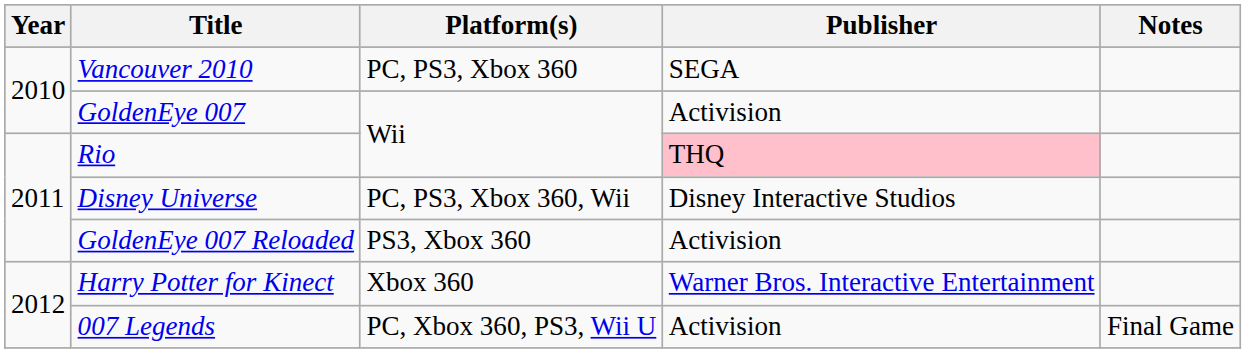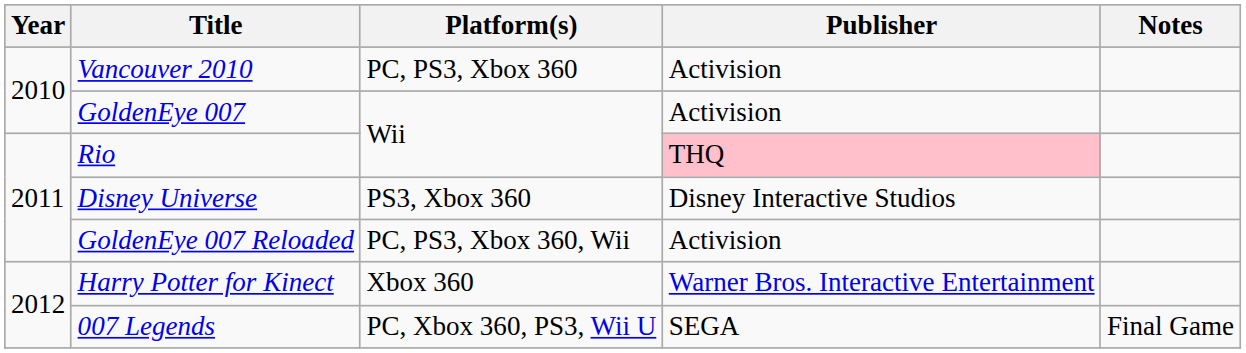(704, 68) SEGA -> (725, 68) Activision
(498, 197) PC, PS3, Xbox 360, Wii -> (449, 197) PS3, Xbox 360
(449, 240) PS3, Xbox 360 -> (498, 240) PC, PS3, Xbox 360, Wii
(725, 326) Activision -> (704, 326) SEGA
